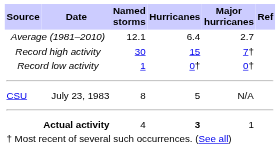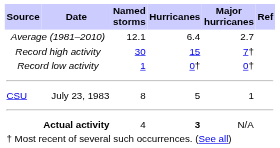(246, 95) N/A -> (251, 95) 1
(251, 124) 1 -> (246, 124) N/A
